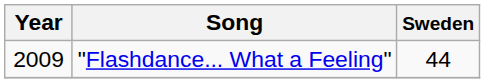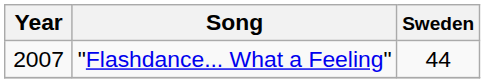(39, 58) 2009 -> (39, 58) 2007
